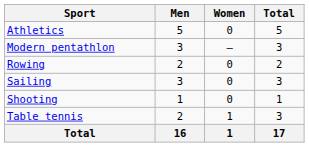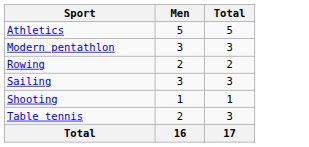- column: (230, 13)
